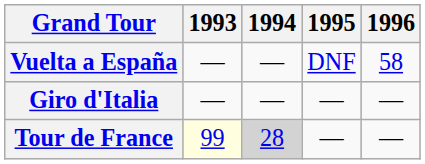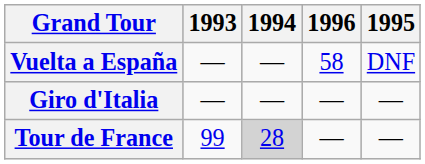columns swapped: (331, 23) <-> (391, 23)
(213, 138) lightyellow background -> (213, 138) no background
